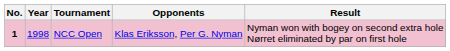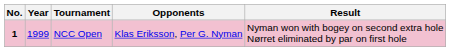(38, 33) 1998 -> (38, 33) 1999
